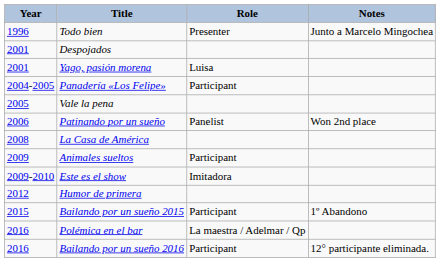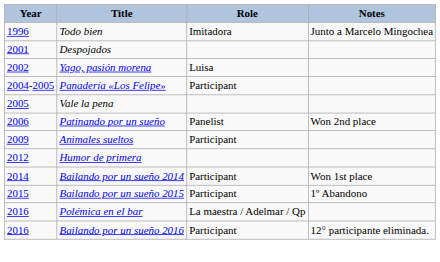(210, 31) Presenter -> (210, 31) Imitadora
(18, 68) 2001 -> (18, 68) 2002
- row: (104, 140)
- row: (93, 176)
+ row: (122, 176)
